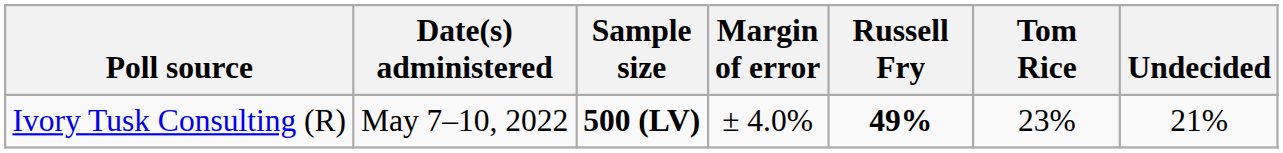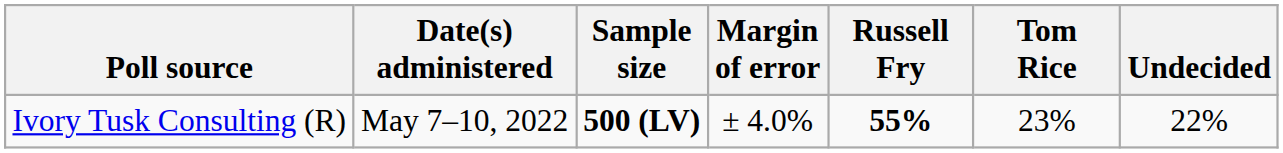(901, 120) 49% -> (901, 120) 55%
(1199, 120) 21% -> (1199, 120) 22%
